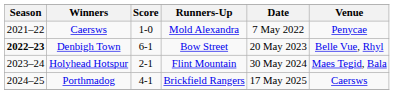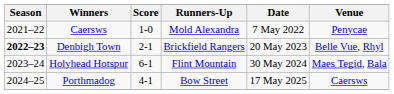(146, 47) 6-1 -> (146, 47) 2-1
(204, 47) Bow Street -> (204, 47) Brickfield Rangers
(146, 64) 2-1 -> (146, 64) 6-1
(204, 81) Brickfield Rangers -> (204, 81) Bow Street
